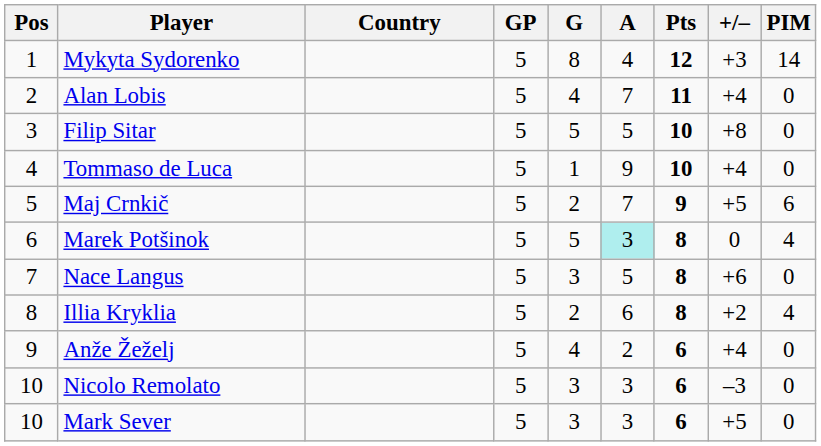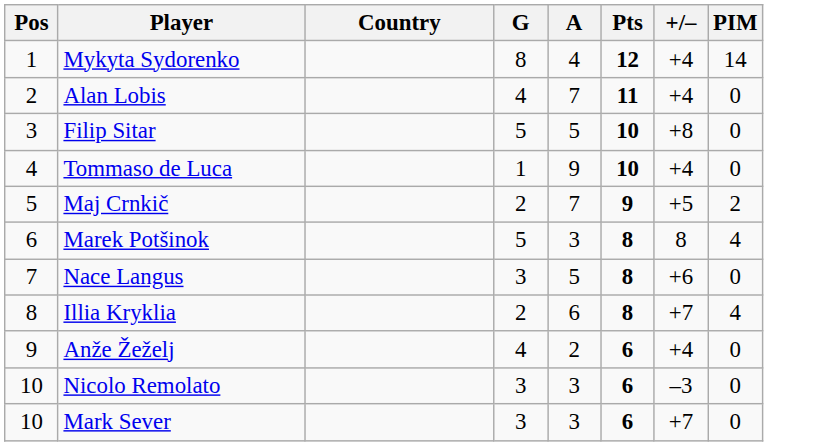- column: (521, 22)
(734, 58) +3 -> (681, 58) +4
(789, 204) 6 -> (735, 204) 2
(628, 240) paleturquoise background -> (574, 240) no background
(734, 240) 0 -> (681, 240) 8
(734, 312) +2 -> (681, 312) +7
(734, 421) +5 -> (681, 421) +7
